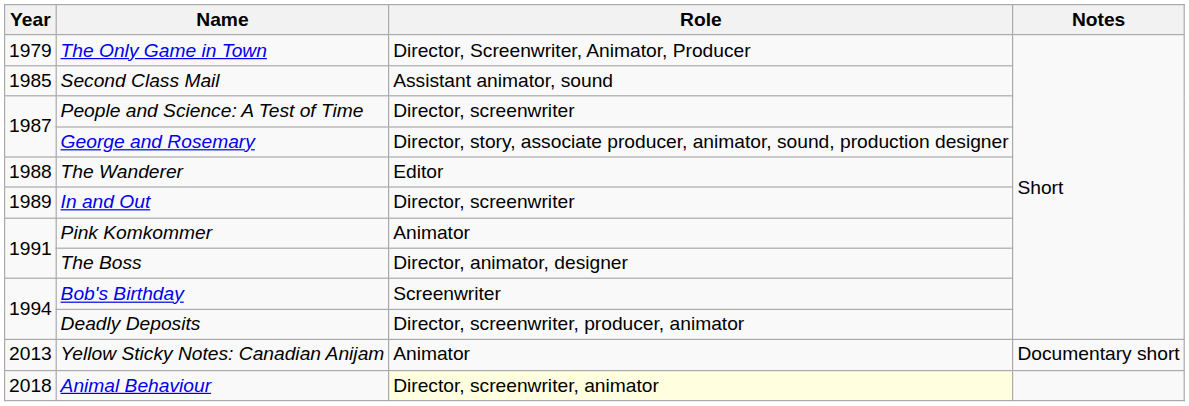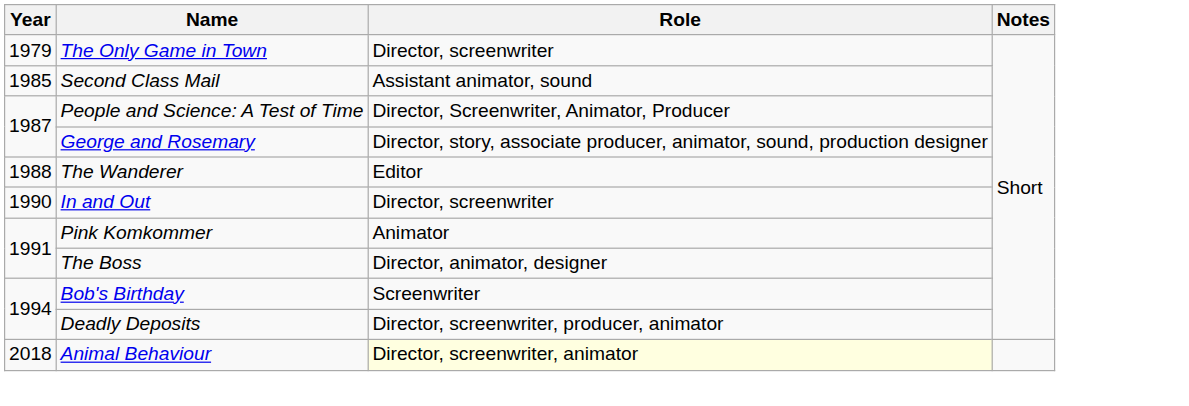(572, 50) Director, Screenwriter, Animator, Producer -> (463, 50) Director, screenwriter
(484, 111) Director, screenwriter -> (551, 111) Director, Screenwriter, Animator, Producer
(30, 202) 1989 -> (30, 202) 1990
- row: (222, 354)
